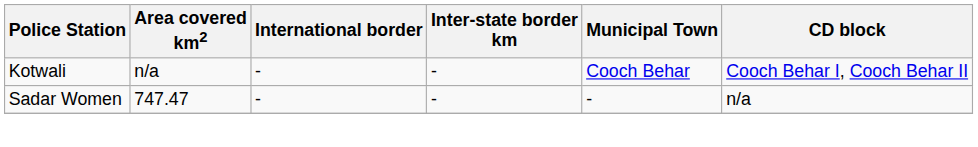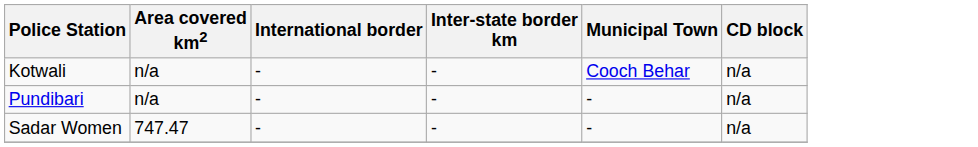(847, 71) Cooch Behar I, Cooch Behar II -> (739, 71) n/a
+ row: (46, 99)
